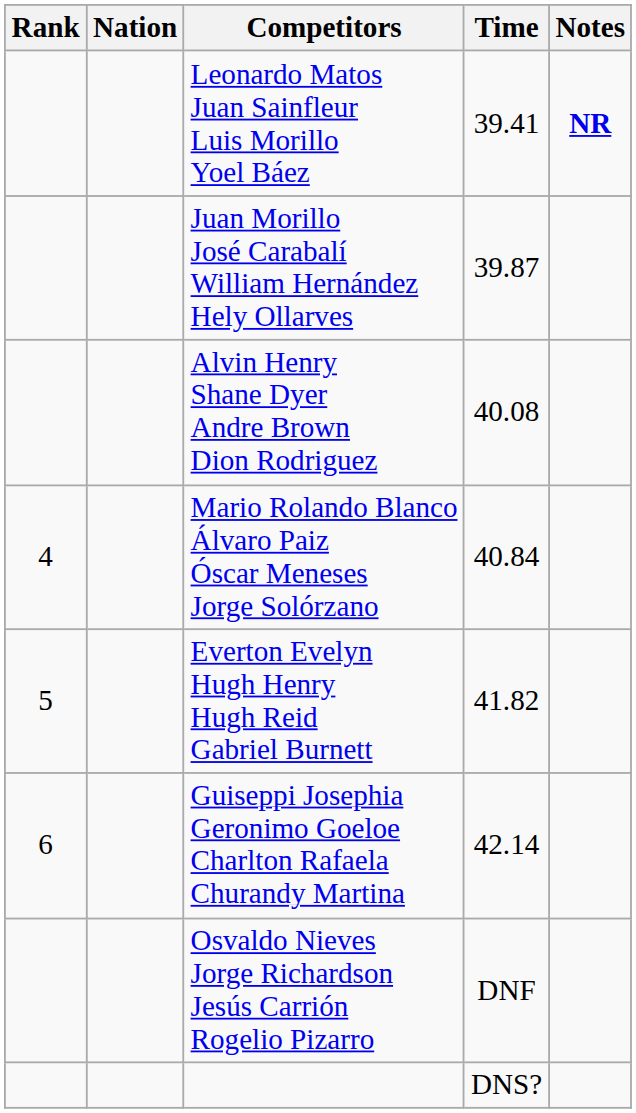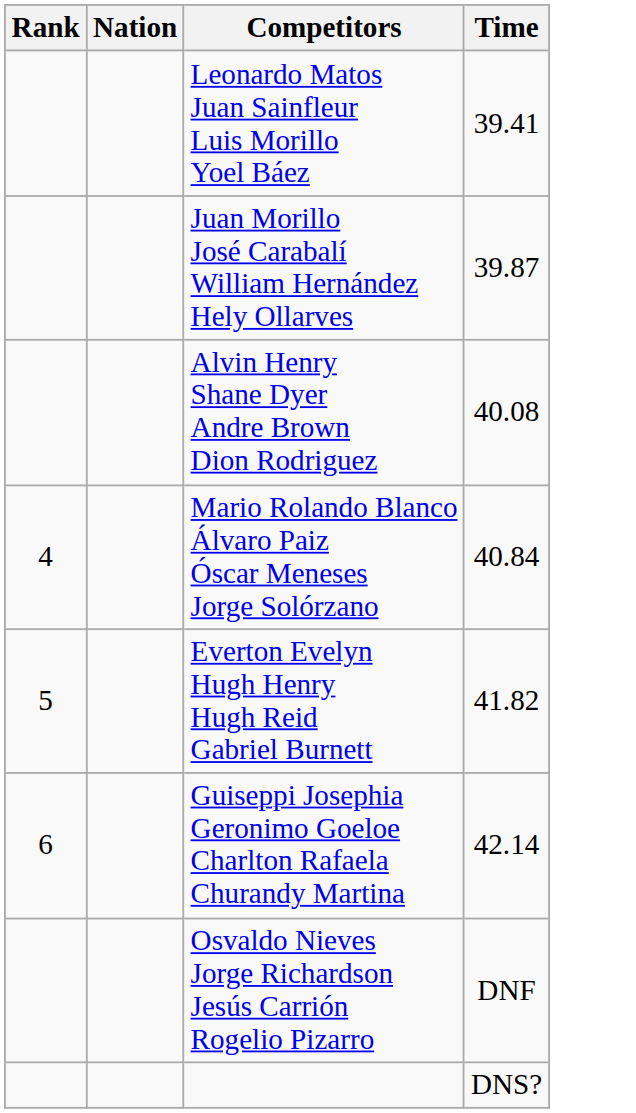- column: (590, 27)
